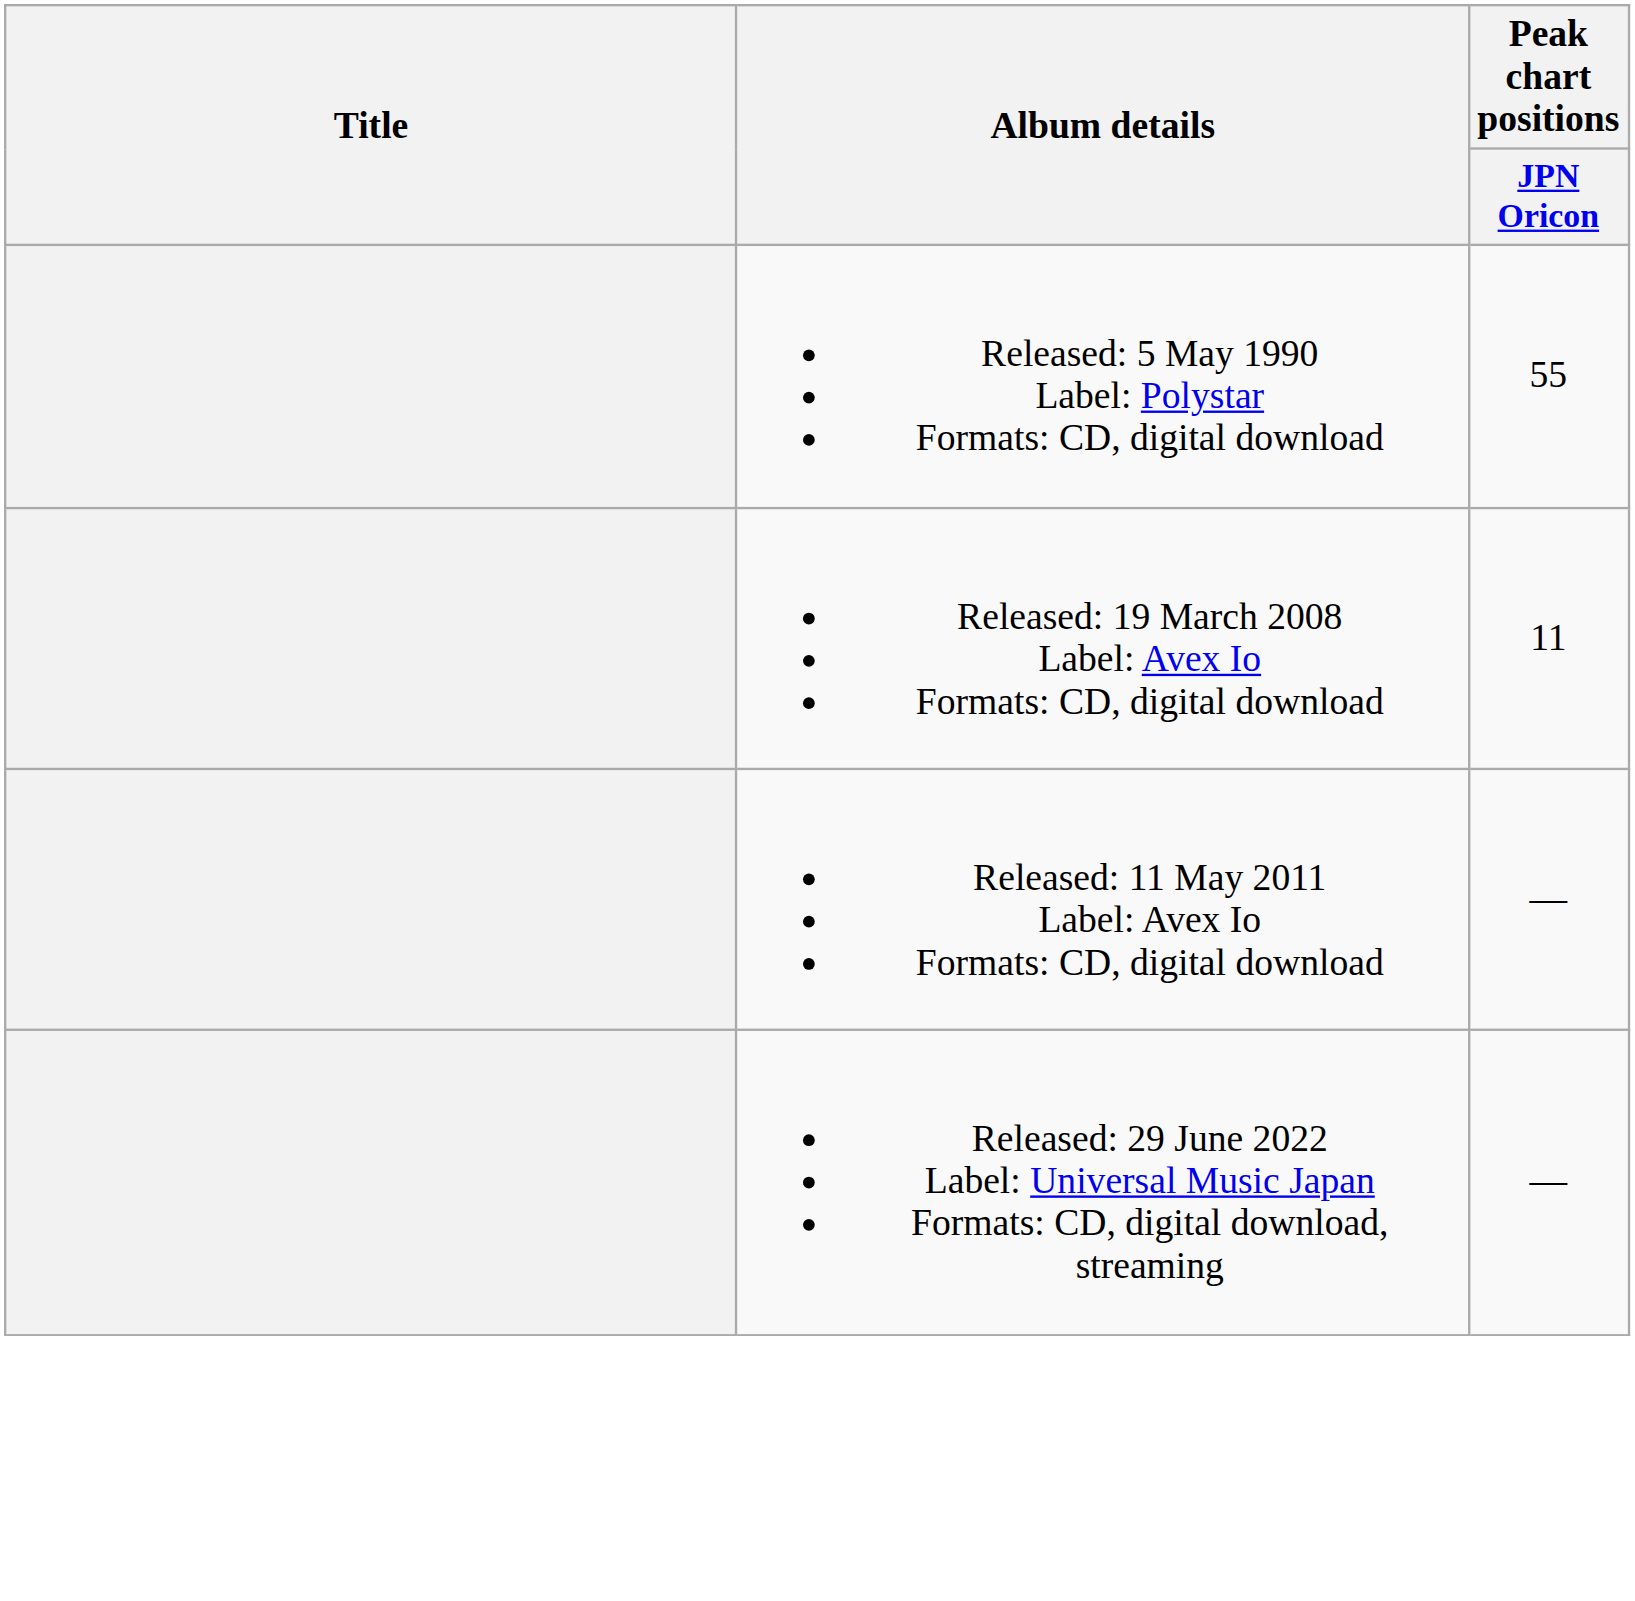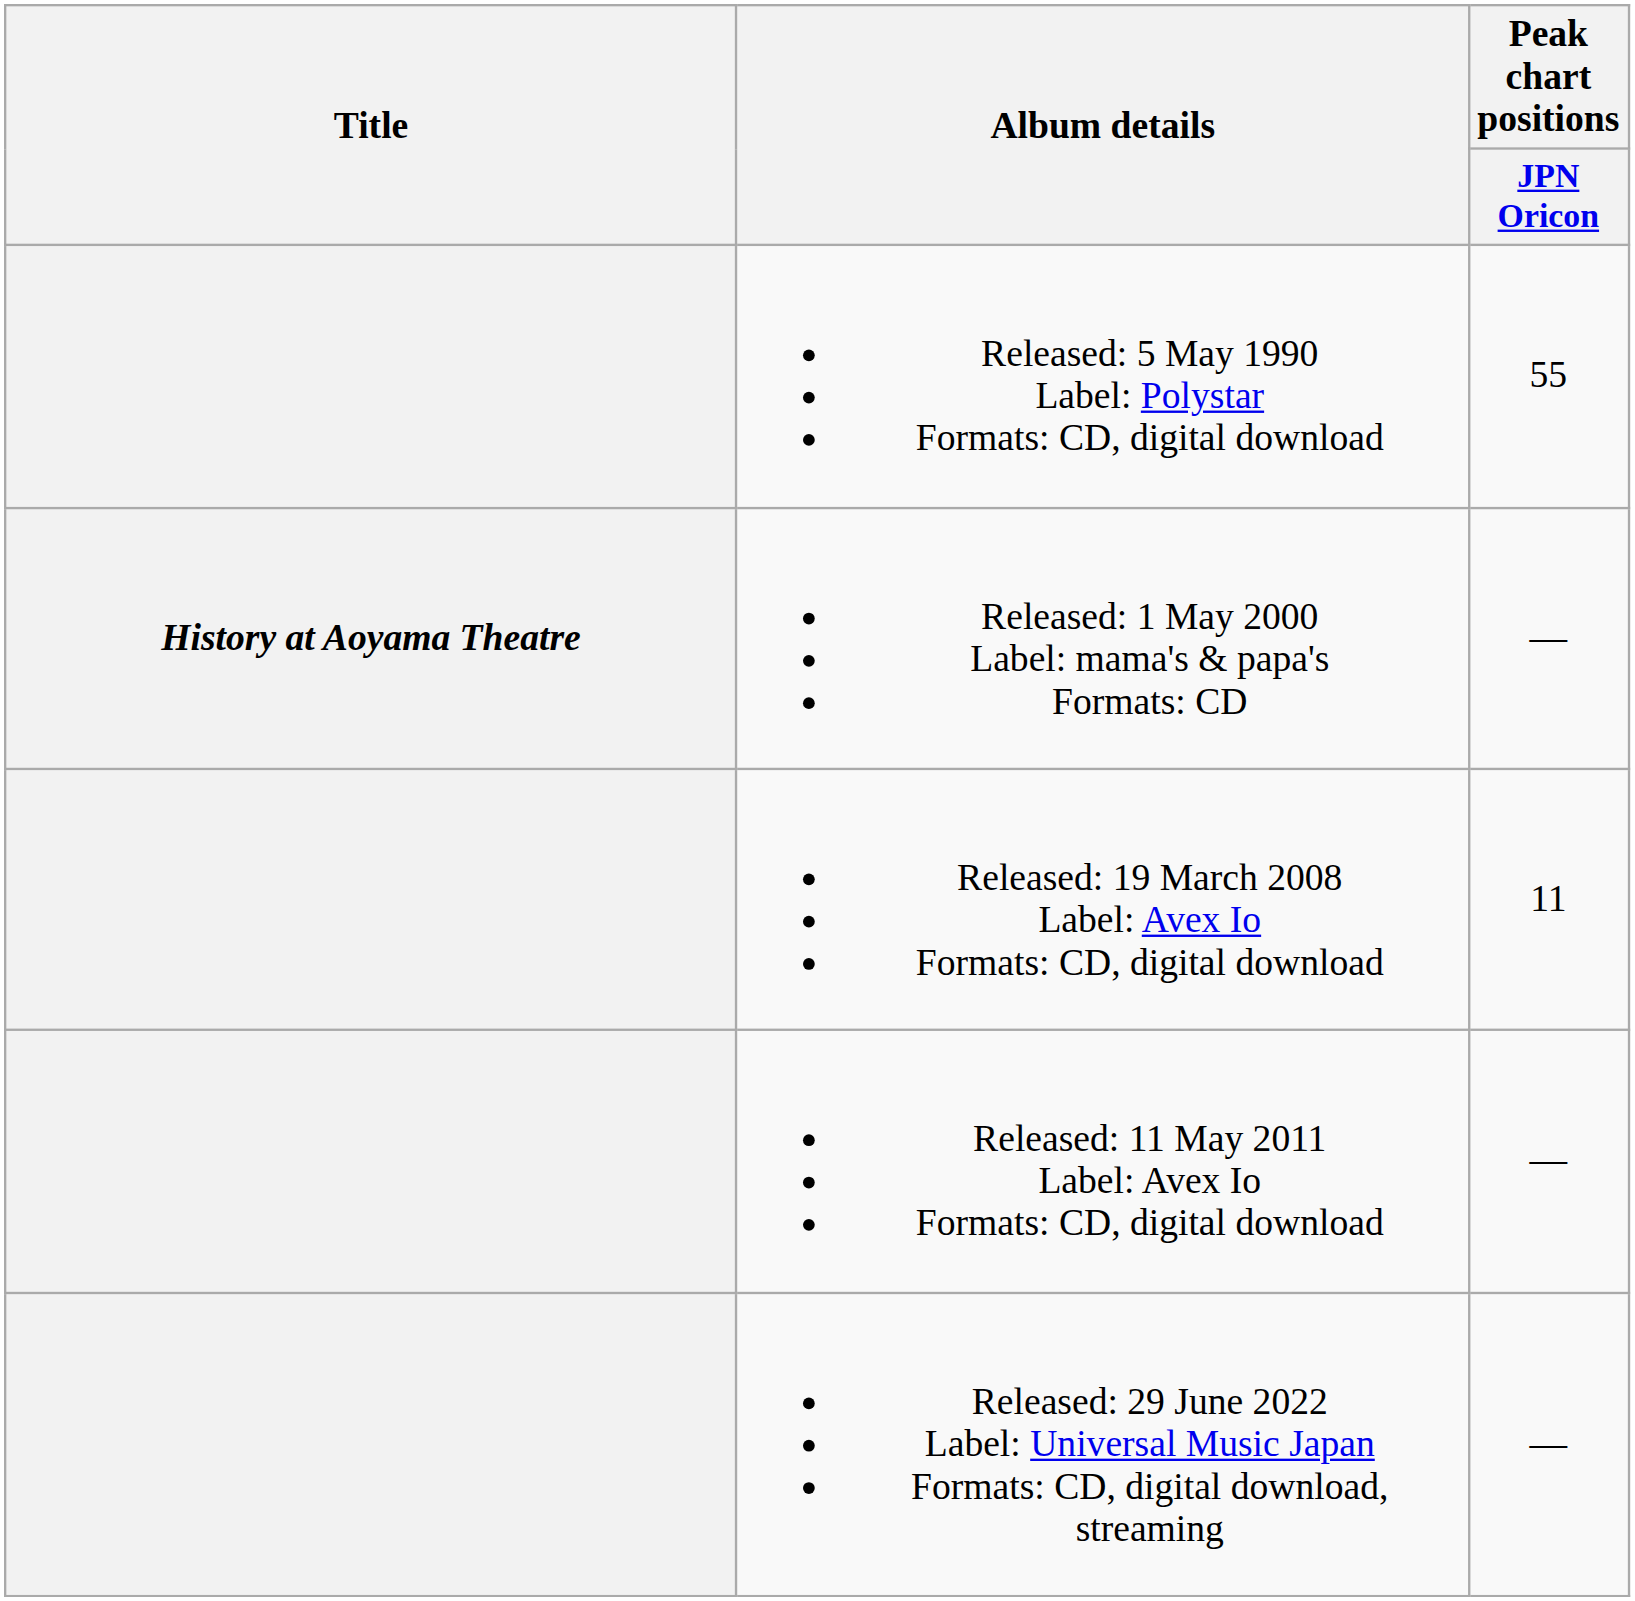+ row: (1103, 659)
